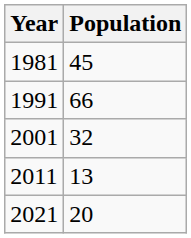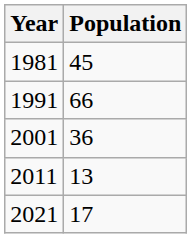(81, 137) 32 -> (81, 137) 36
(81, 213) 20 -> (81, 213) 17
